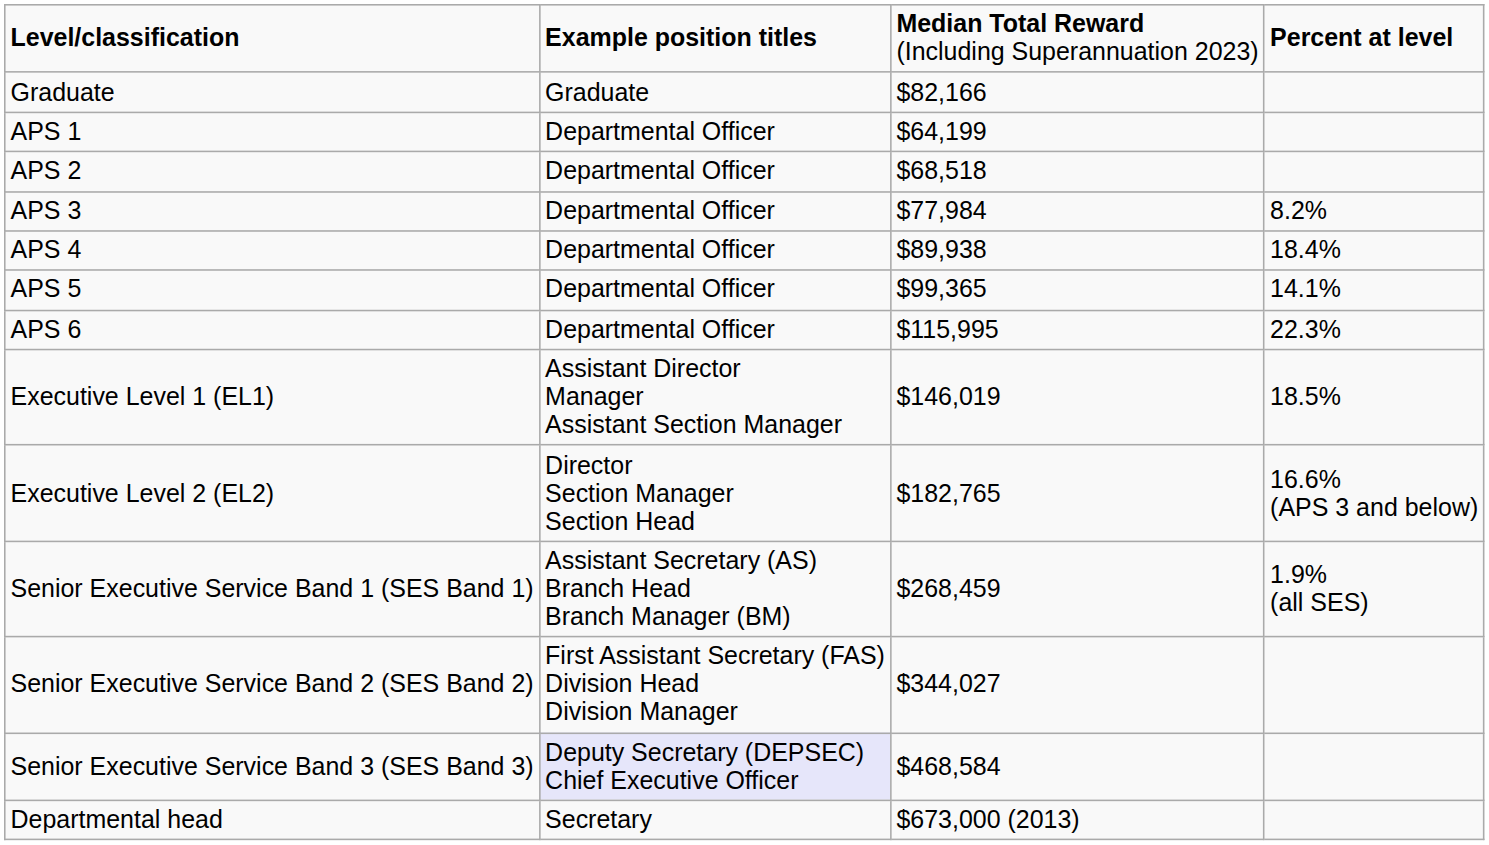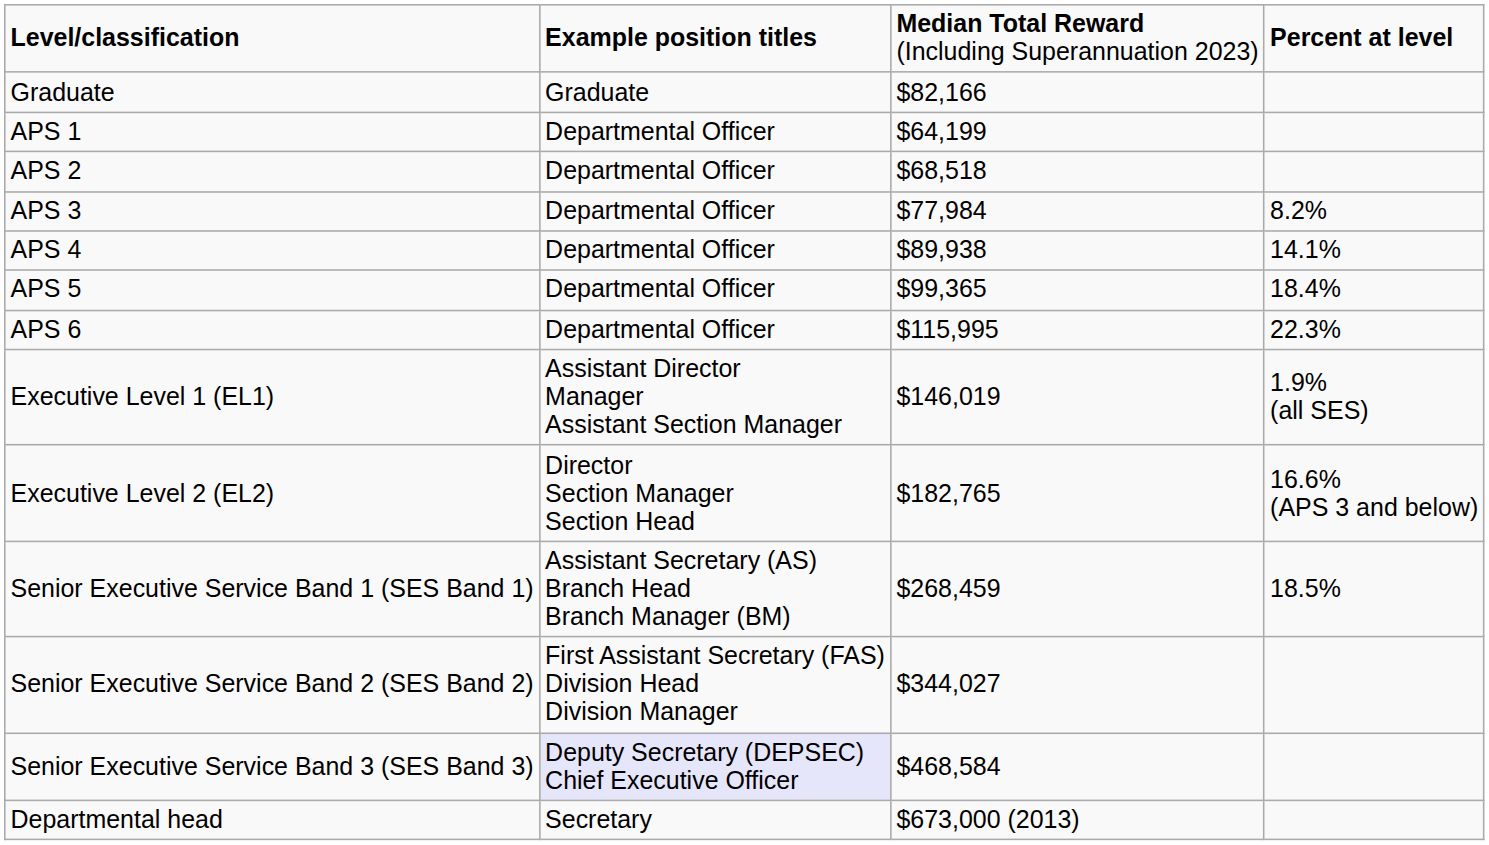(1306, 250) 18.4% -> (1306, 250) 14.1%
(1306, 289) 14.1% -> (1306, 289) 18.4%
(1306, 397) 18.5% -> (1319, 397) 1.9% (all SES)
(1319, 588) 1.9% (all SES) -> (1306, 588) 18.5%
